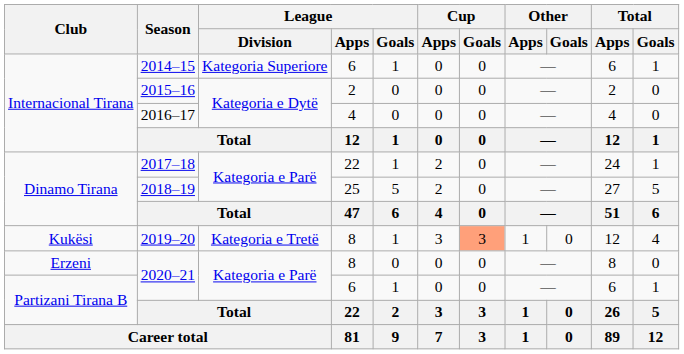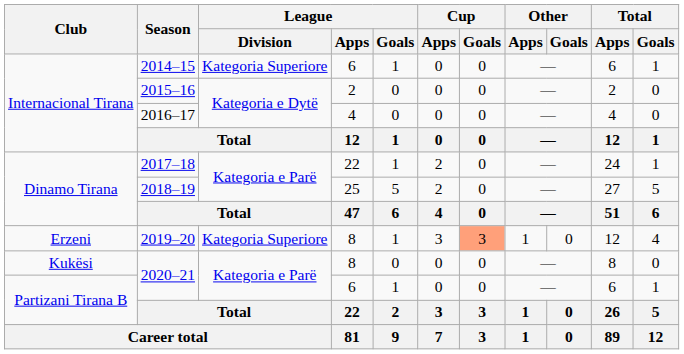(71, 238) Kukësi -> (71, 238) Erzeni
(265, 238) Kategoria e Tretë -> (265, 238) Kategoria Superiore
(71, 262) Erzeni -> (71, 262) Kukësi
